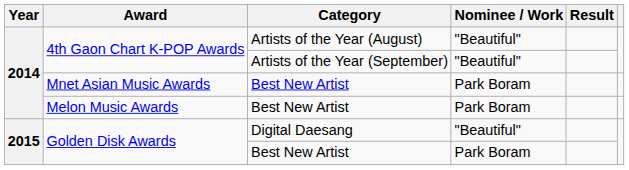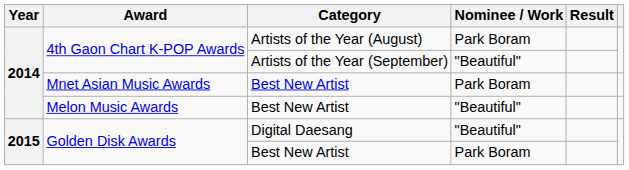(488, 38) "Beautiful" -> (493, 38) Park Boram
(493, 107) Park Boram -> (488, 107) "Beautiful"
